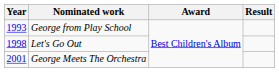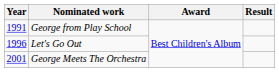(17, 28) 1993 -> (17, 28) 1991
(17, 43) 1998 -> (17, 43) 1996
